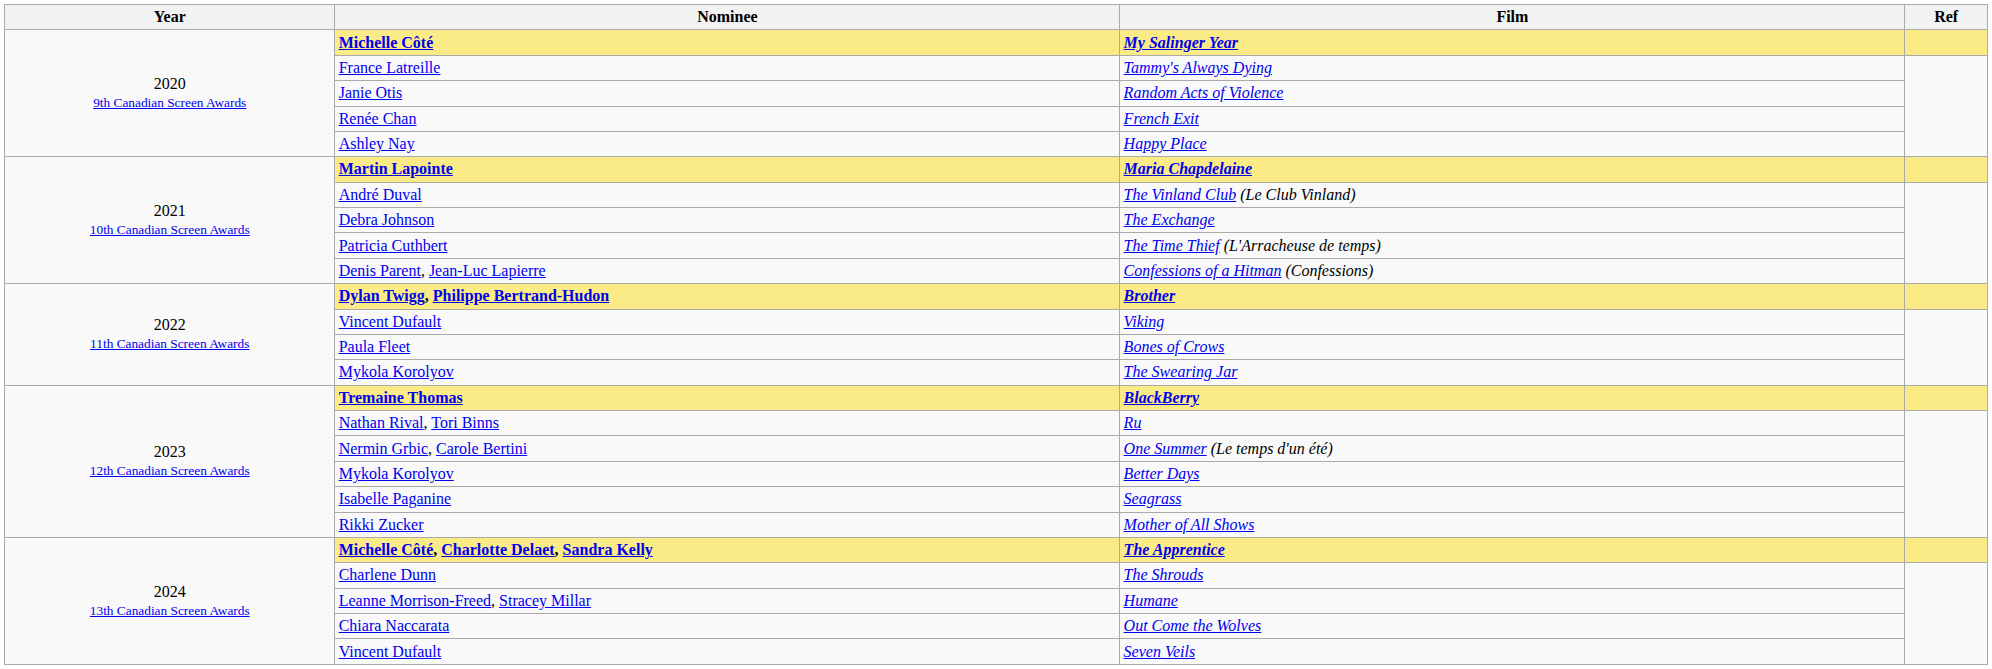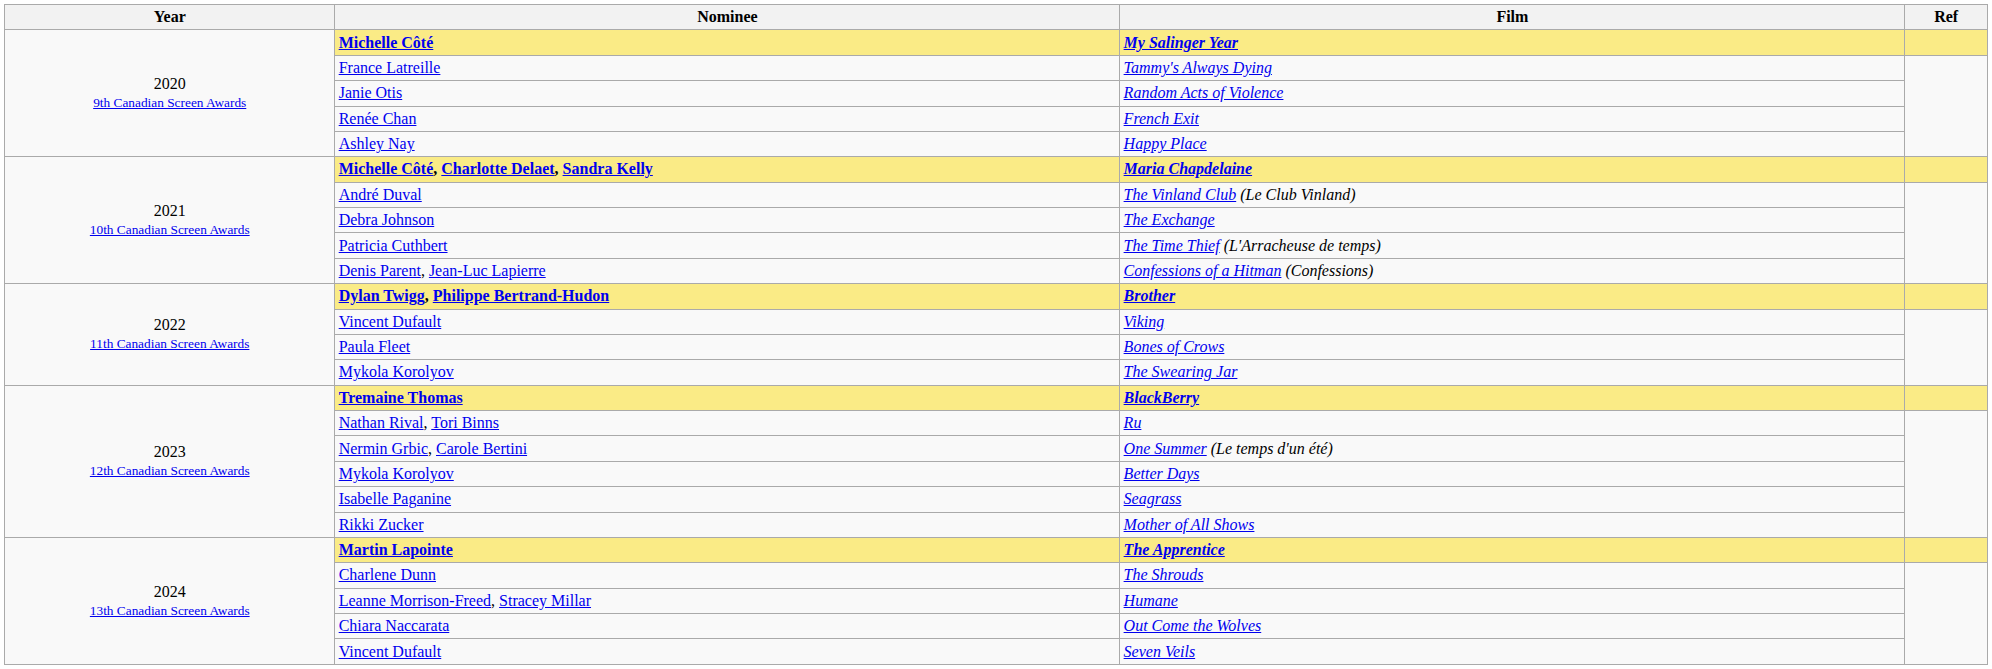(396, 169) Martin Lapointe -> (496, 169) Michelle Côté, Charlotte Delaet, Sandra Kelly
(496, 550) Michelle Côté, Charlotte Delaet, Sandra Kelly -> (396, 550) Martin Lapointe
